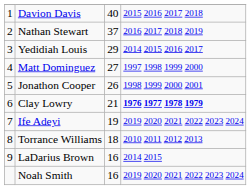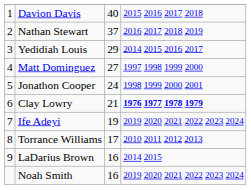(113, 85) 26 -> (113, 85) 24
(113, 139) 18 -> (113, 139) 17
